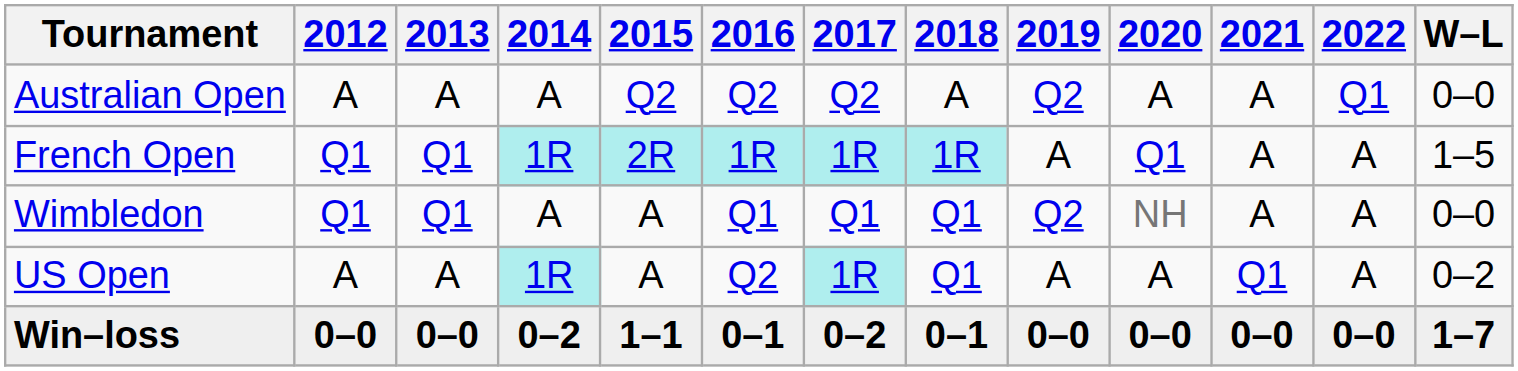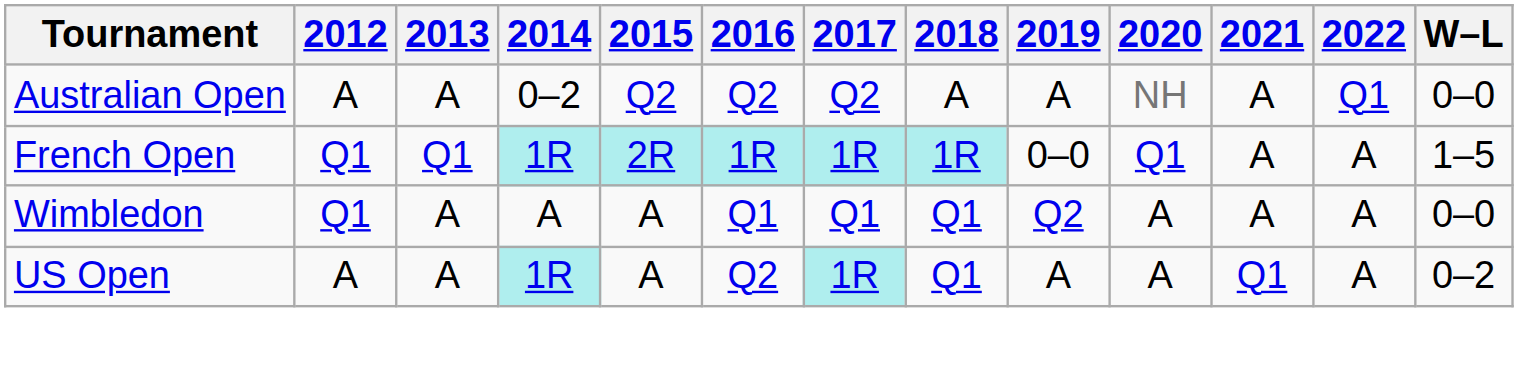(549, 94) A -> (549, 94) 0–2
(1058, 94) Q2 -> (1058, 94) A
(1160, 94) A -> (1160, 94) NH
(1058, 154) A -> (1058, 154) 0–0
(447, 214) Q1 -> (447, 214) A
(1160, 214) NH -> (1160, 214) A
- row: (97, 335)
